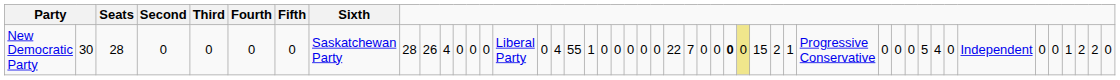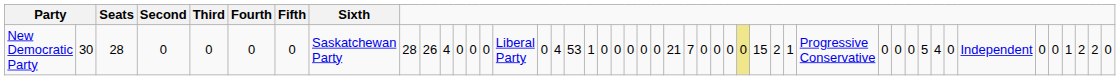(574, 49) 55 -> (574, 49) 53
(674, 49) 22 -> (674, 49) 21
(730, 49) bold -> (730, 49) normal
